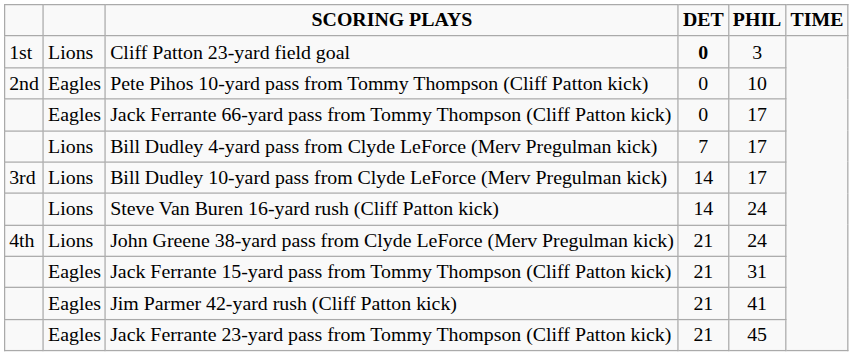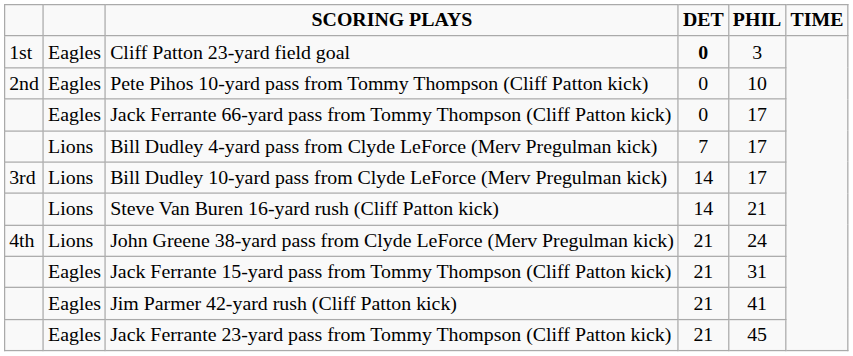(71, 51) Lions -> (75, 51) Eagles
(757, 209) 24 -> (757, 209) 21
